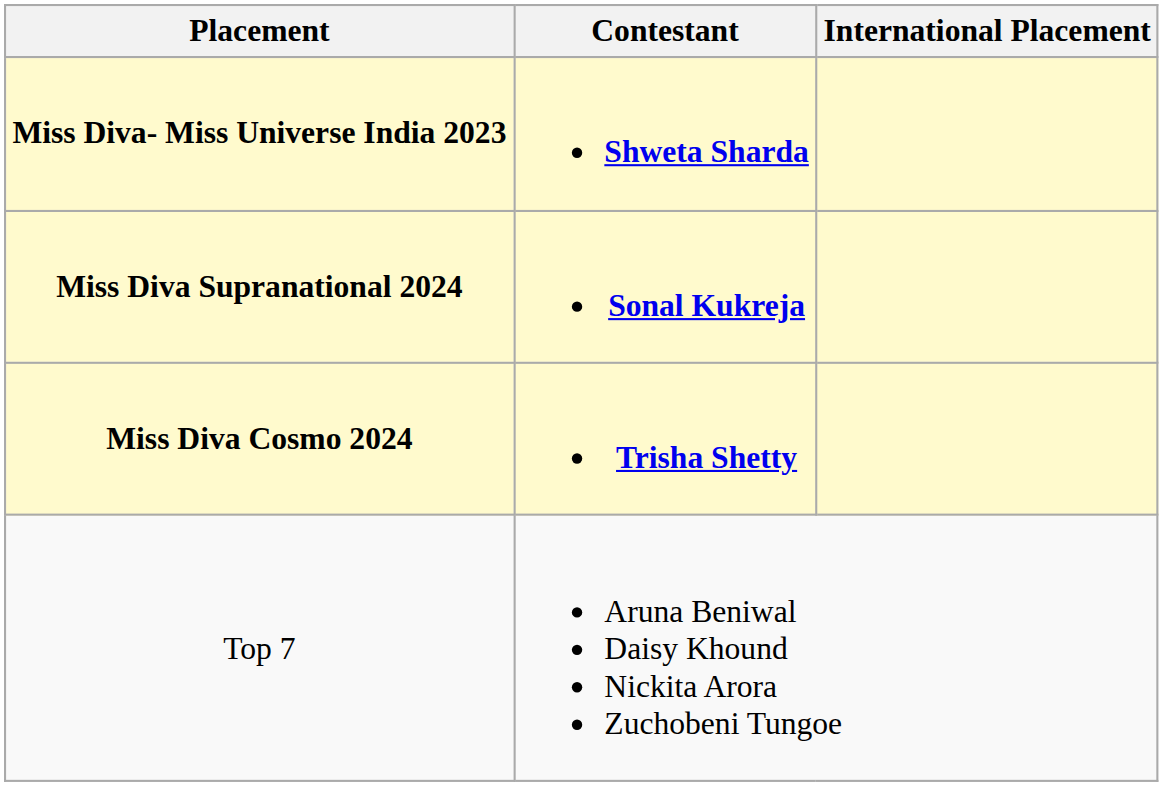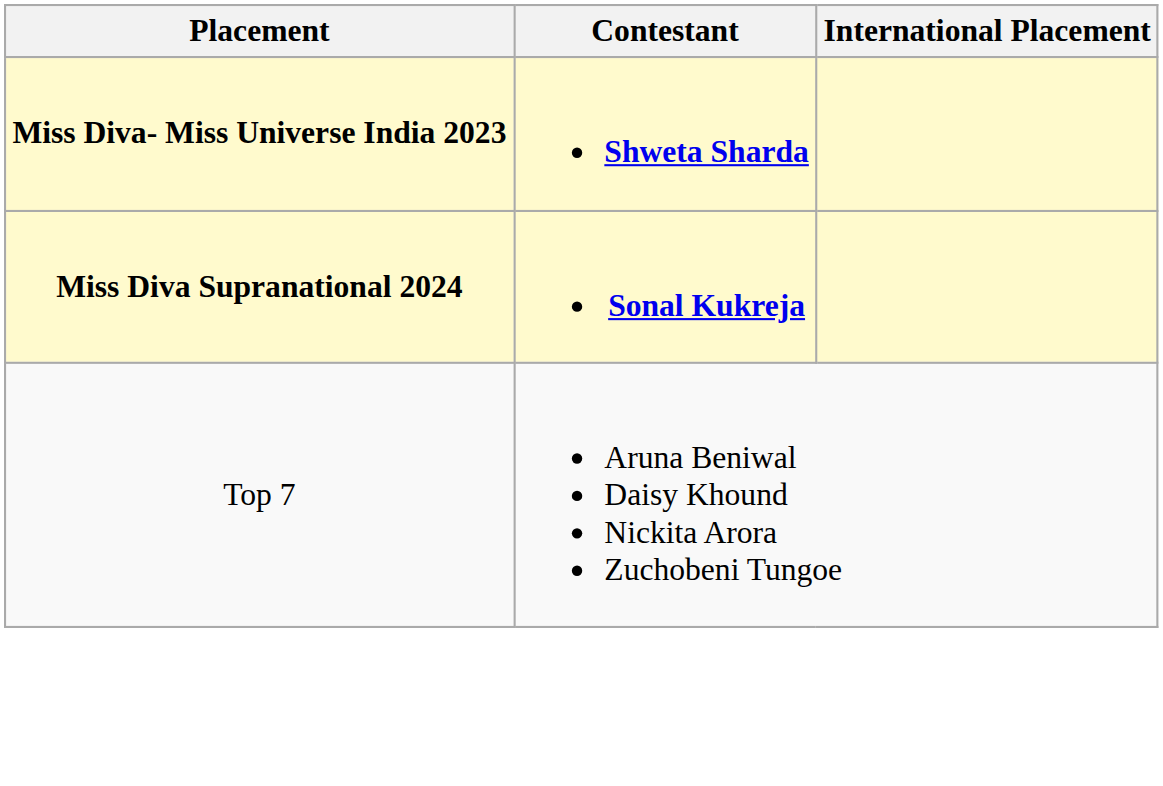- row: (259, 438)
